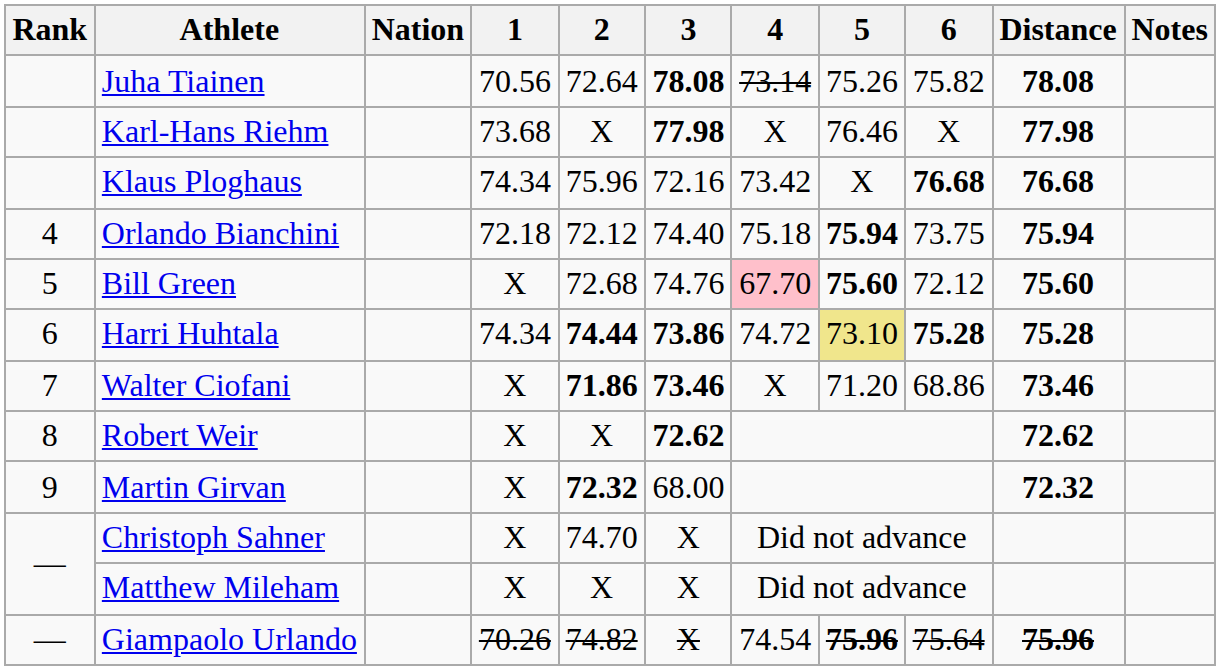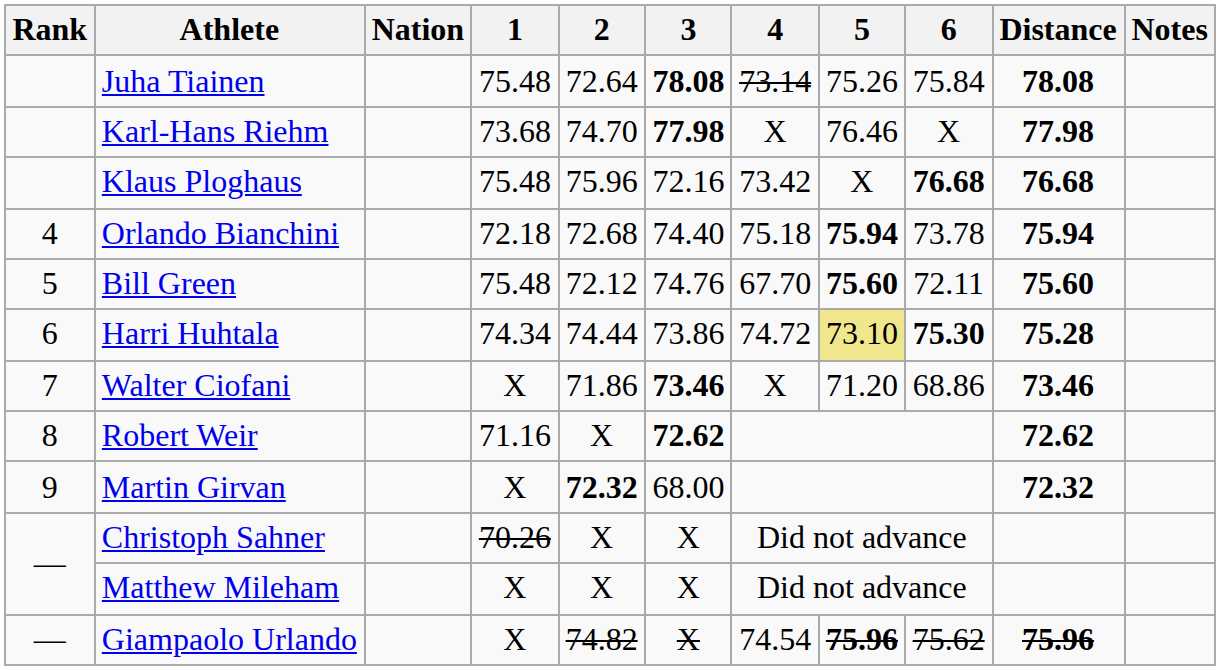(515, 80) 70.56 -> (515, 80) 75.48
(949, 80) 75.82 -> (949, 80) 75.84
(602, 131) X -> (602, 131) 74.70
(515, 182) 74.34 -> (515, 182) 75.48
(602, 232) 72.12 -> (602, 232) 72.68
(949, 232) 73.75 -> (949, 232) 73.78
(515, 283) X -> (515, 283) 75.48
(602, 283) 72.68 -> (602, 283) 72.12
(775, 283) pink background -> (775, 283) no background
(949, 283) 72.12 -> (949, 283) 72.11
(602, 334) bold -> (602, 334) normal
(688, 334) bold -> (688, 334) normal
(949, 334) 75.28 -> (949, 334) 75.30
(602, 385) bold -> (602, 385) normal
(515, 435) X -> (515, 435) 71.16
(515, 537) X -> (515, 537) 70.26
(602, 537) 74.70 -> (602, 537) X
(515, 638) 70.26 -> (515, 638) X
(949, 638) 75.64 -> (949, 638) 75.62
